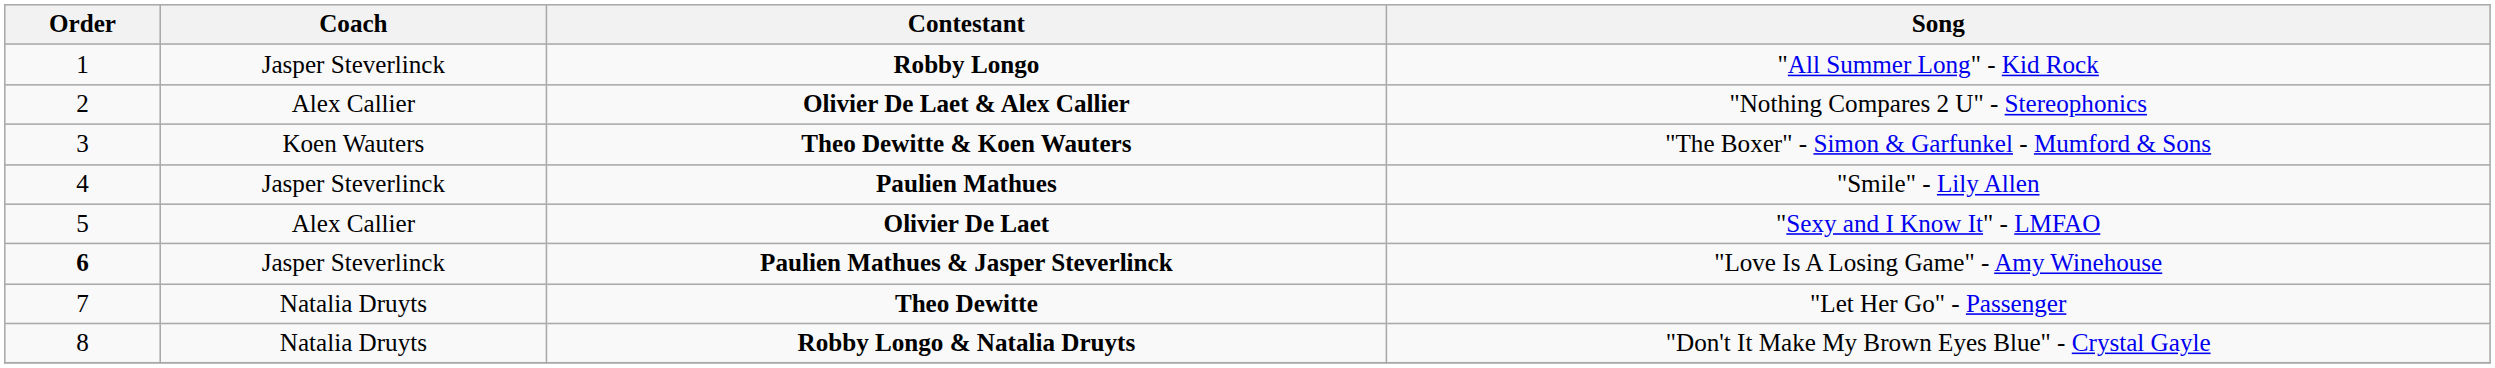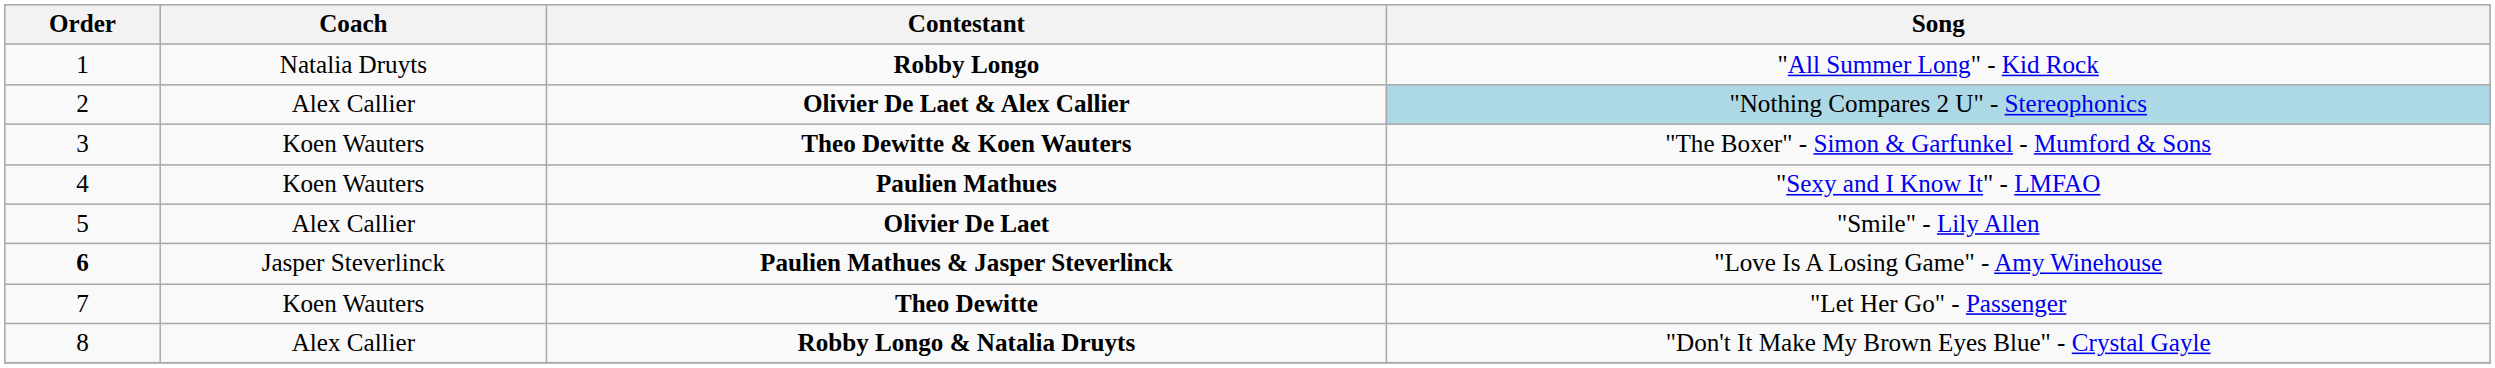(353, 64) Jasper Steverlinck -> (353, 64) Natalia Druyts
(1938, 104) no background -> (1938, 104) lightblue background
(353, 183) Jasper Steverlinck -> (353, 183) Koen Wauters
(1938, 183) "Smile" - Lily Allen -> (1938, 183) "Sexy and I Know It" - LMFAO
(1938, 223) "Sexy and I Know It" - LMFAO -> (1938, 223) "Smile" - Lily Allen
(353, 303) Natalia Druyts -> (353, 303) Koen Wauters
(353, 343) Natalia Druyts -> (353, 343) Alex Callier
